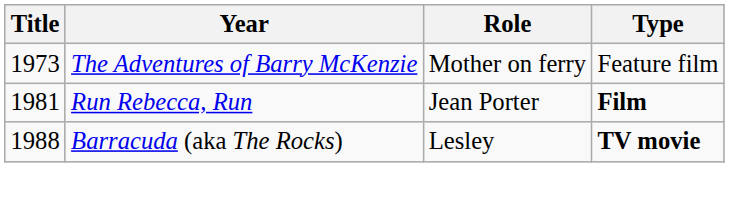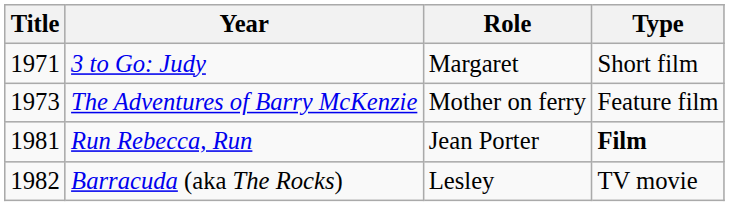+ row: (138, 63)
(35, 141) 1988 -> (35, 180) 1982
(649, 141) bold -> (648, 180) normal
